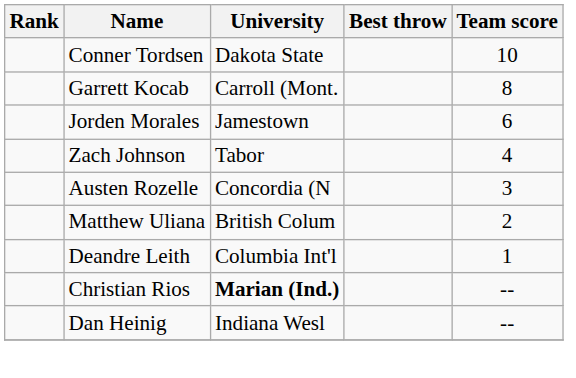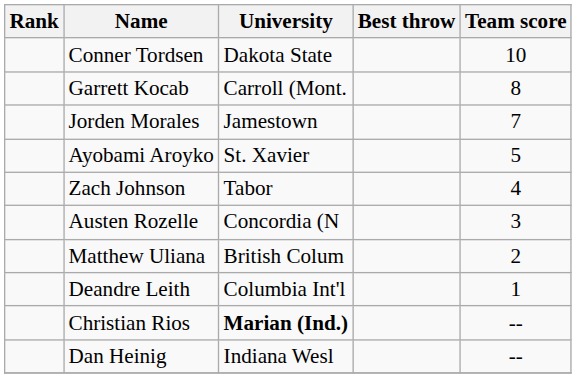(507, 121) 6 -> (516, 121) 7
+ row: (141, 155)
